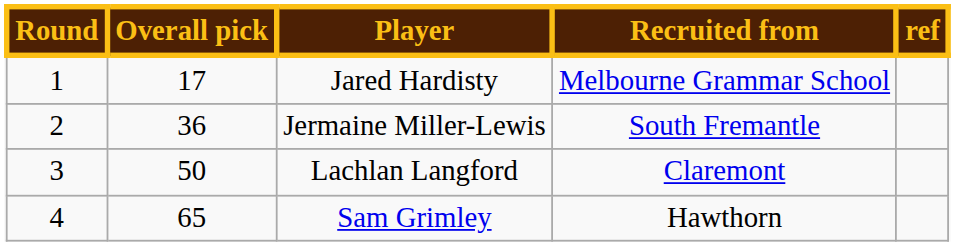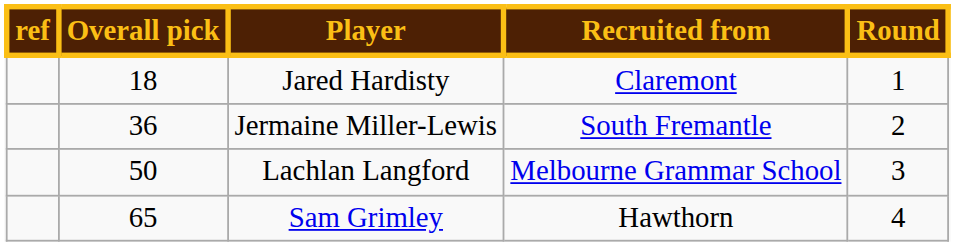columns swapped: (57, 30) <-> (922, 30)
(192, 80) 17 -> (143, 80) 18
(725, 80) Melbourne Grammar School -> (676, 80) Claremont
(725, 171) Claremont -> (676, 171) Melbourne Grammar School
